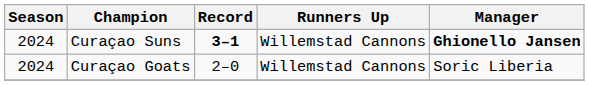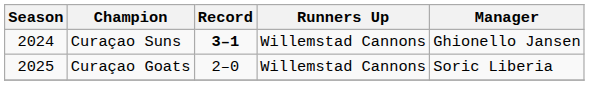(507, 42) bold -> (507, 42) normal
(36, 67) 2024 -> (36, 67) 2025
